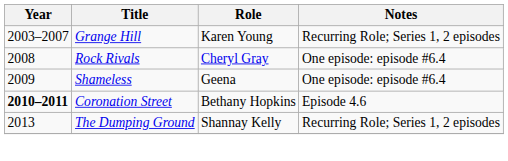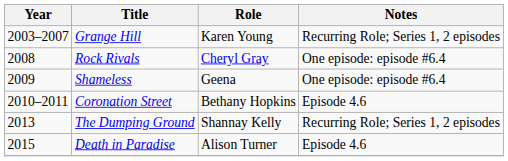(38, 101) bold -> (38, 101) normal
+ row: (125, 144)
